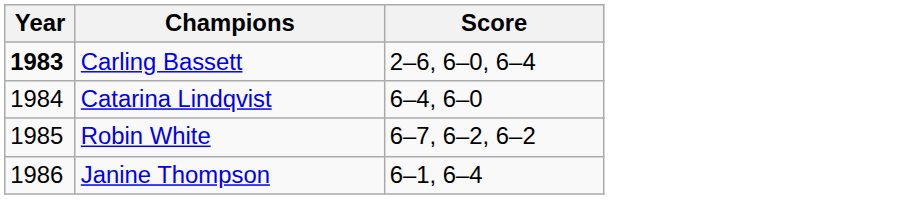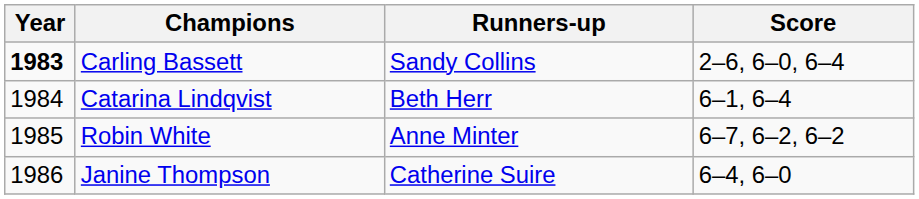+ column: (539, 23)
(436, 99) 6–4, 6–0 -> (745, 99) 6–1, 6–4
(436, 174) 6–1, 6–4 -> (745, 174) 6–4, 6–0
